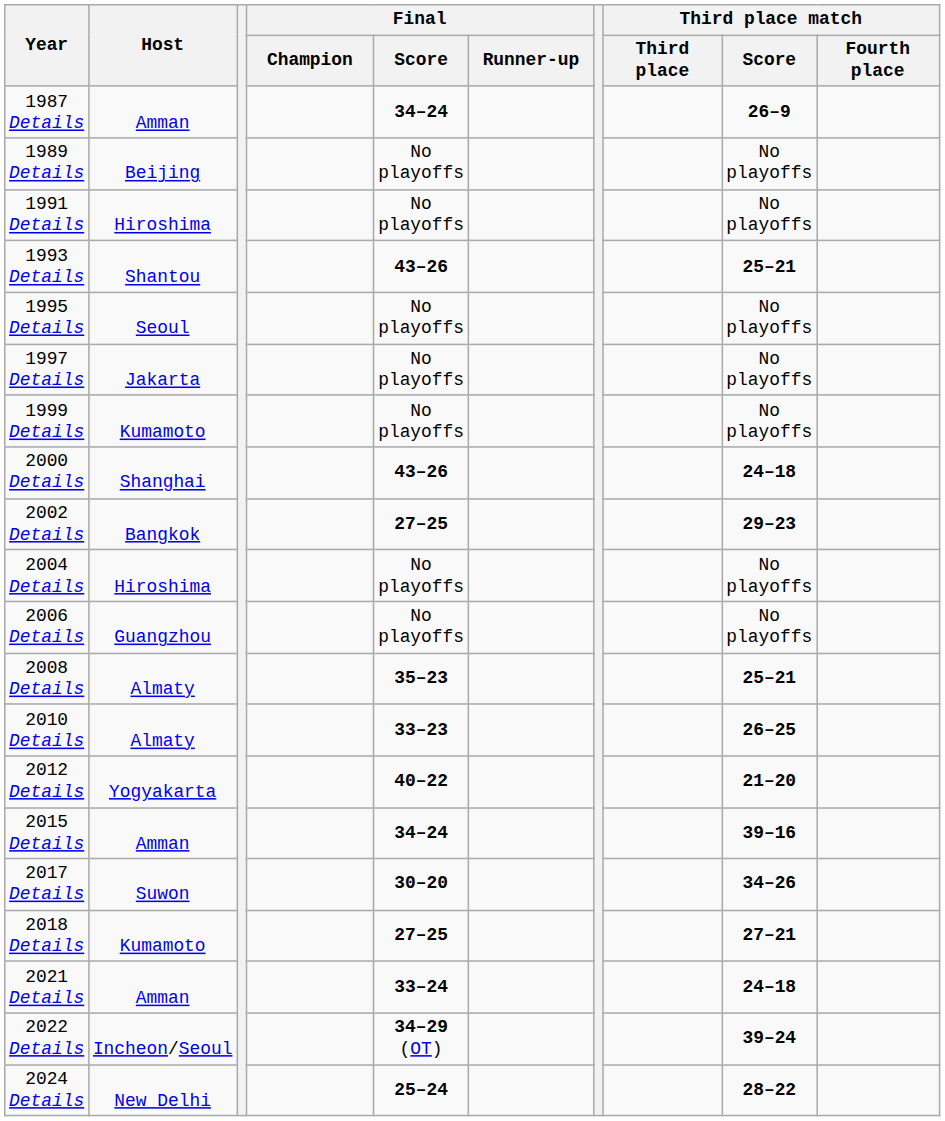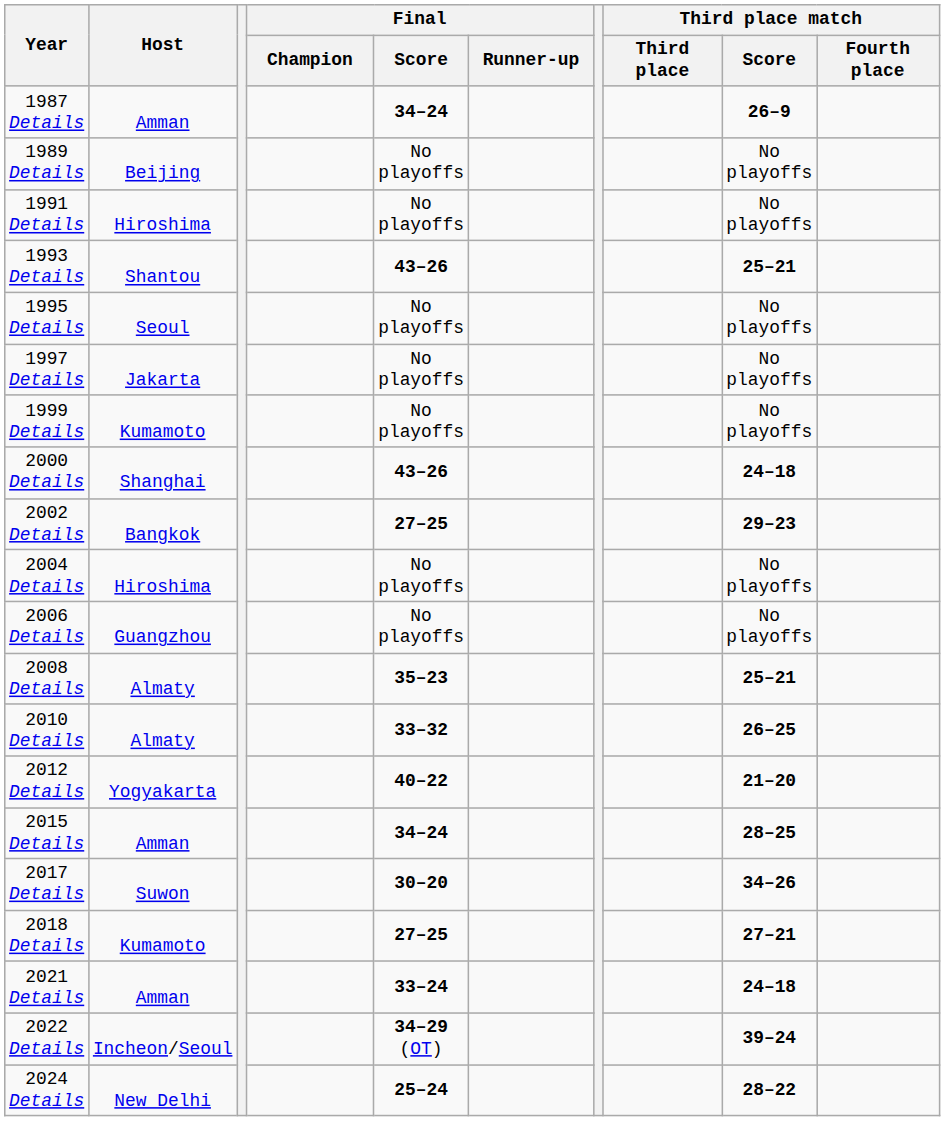(421, 730) 33–23 -> (421, 730) 33–32
(769, 833) 39–16 -> (769, 833) 28–25
